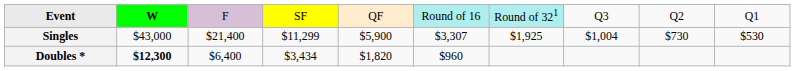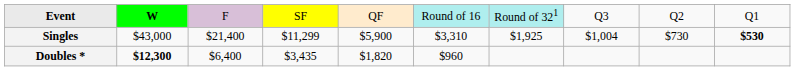(451, 37) $3,307 -> (451, 37) $3,310
(752, 37) normal -> (752, 37) bold
(301, 56) $3,434 -> (301, 56) $3,435
